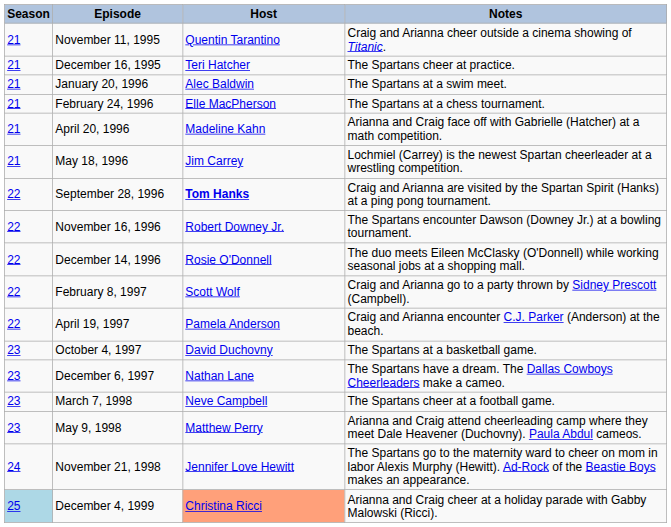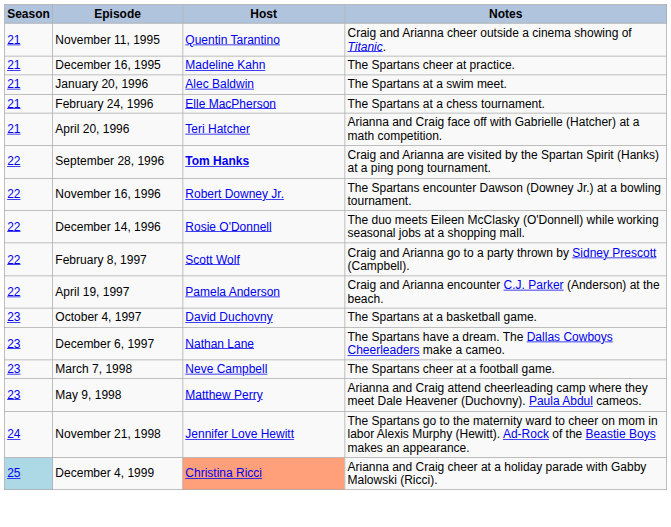(218, 65) Teri Hatcher -> (225, 65) Madeline Kahn
(225, 129) Madeline Kahn -> (218, 129) Teri Hatcher
- row: (92, 161)
